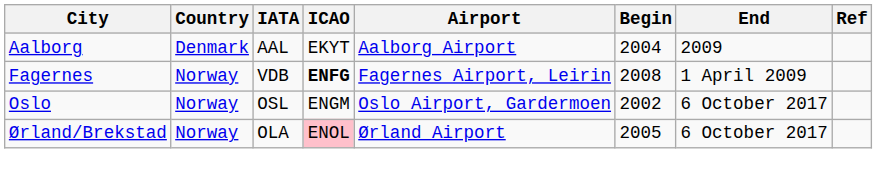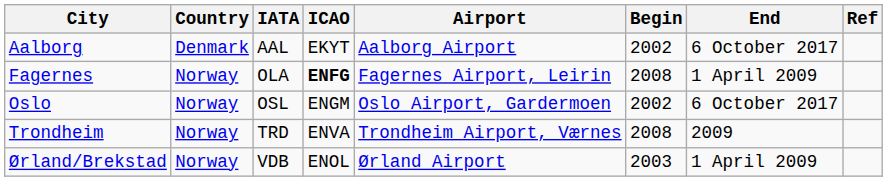(640, 48) 2004 -> (651, 48) 2002
(701, 48) 2009 -> (765, 48) 6 October 2017
(273, 76) VDB -> (273, 76) OLA
+ row: (56, 133)
(273, 133) OLA -> (273, 162) VDB
(329, 133) pink background -> (329, 162) no background
(640, 133) 2005 -> (651, 162) 2003
(754, 133) 6 October 2017 -> (754, 162) 1 April 2009
